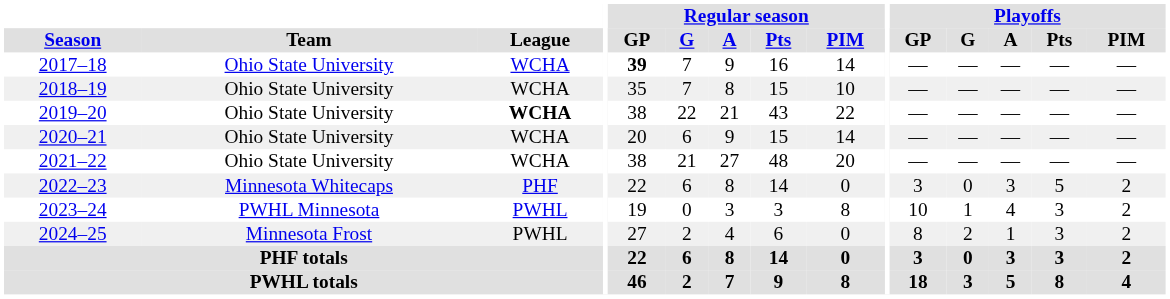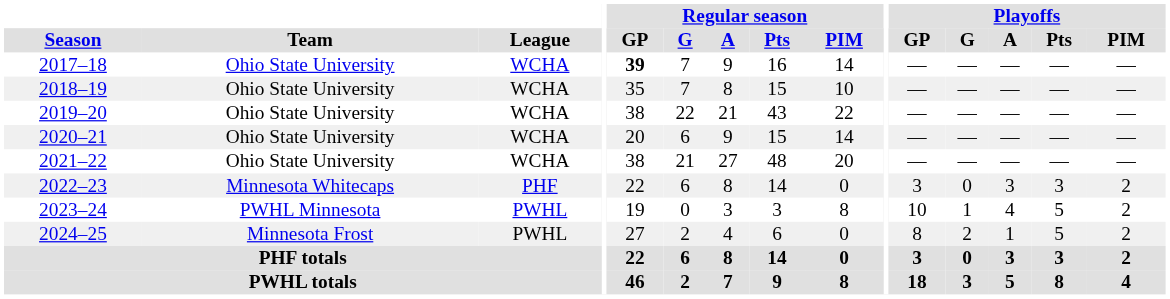(540, 112) bold -> (540, 112) normal
(1059, 185) 5 -> (1059, 185) 3
(1059, 209) 3 -> (1059, 209) 5
(1059, 233) 3 -> (1059, 233) 5
